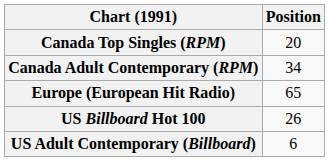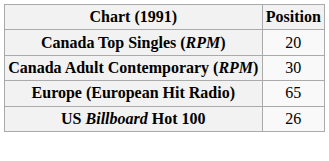(293, 67) 34 -> (293, 67) 30
- row: (133, 144)
